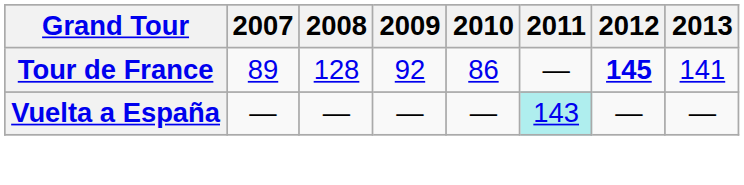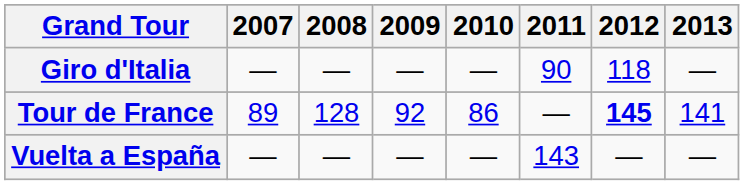+ row: (116, 69)
(556, 112) paleturquoise background -> (556, 156) no background
